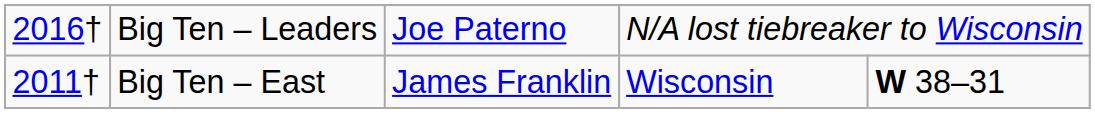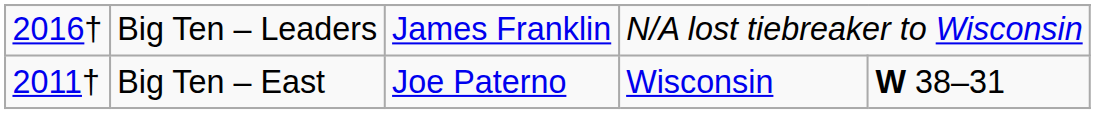(479, 30) Joe Paterno -> (502, 30) James Franklin
(502, 81) James Franklin -> (479, 81) Joe Paterno
